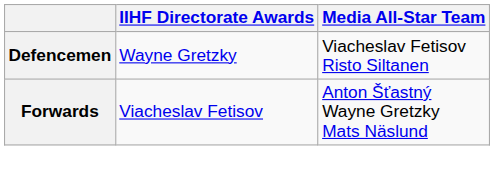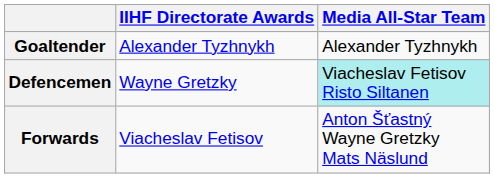+ row: (60, 45)
(394, 55) no background -> (394, 82) paleturquoise background
